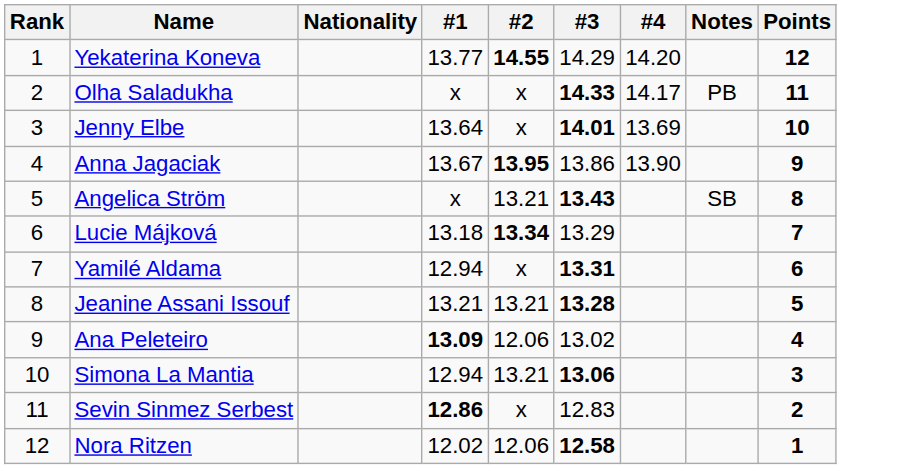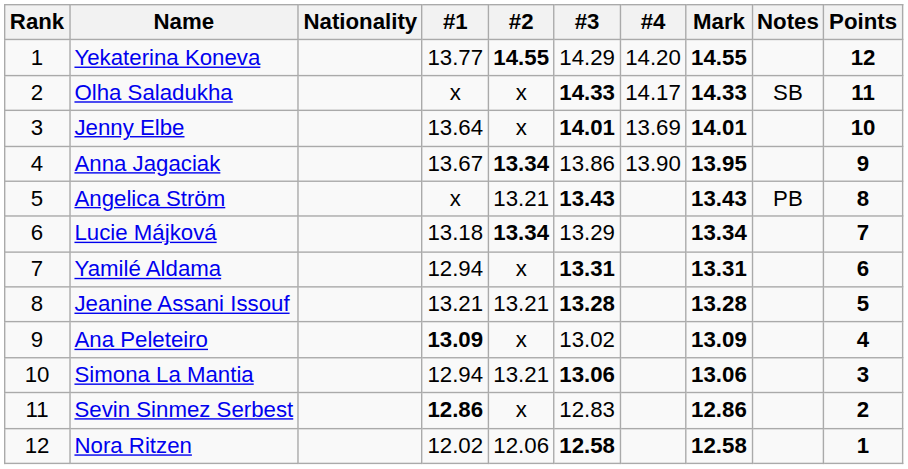+ column: (719, 22)
(722, 92) PB -> (788, 92) SB
(521, 163) 13.95 -> (521, 163) 13.34
(722, 198) SB -> (788, 198) PB
(521, 339) 12.06 -> (521, 339) x
